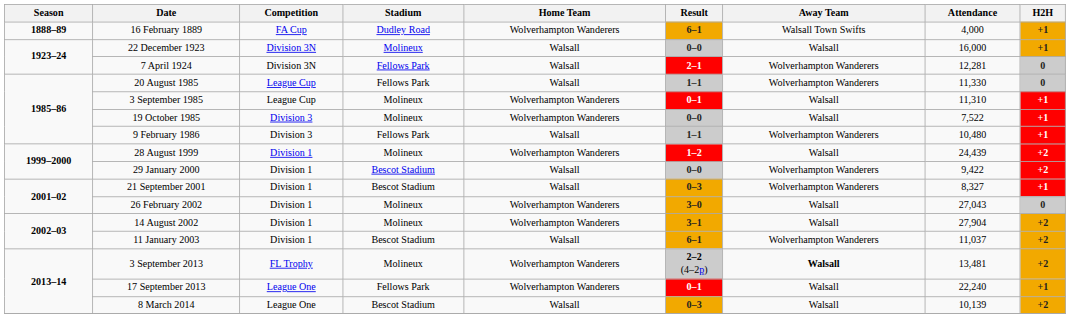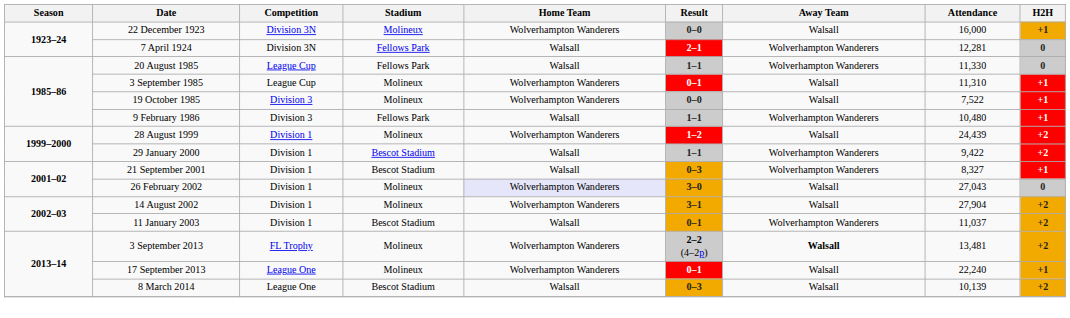- row: (166, 30)
(565, 48) Walsall -> (565, 30) Wolverhampton Wanderers
(694, 170) 0–0 -> (694, 152) 1–1
(565, 205) no background -> (565, 187) lavender background
(694, 240) 6–1 -> (694, 222) 0–1
(403, 287) Fellows Park -> (403, 270) Molineux
